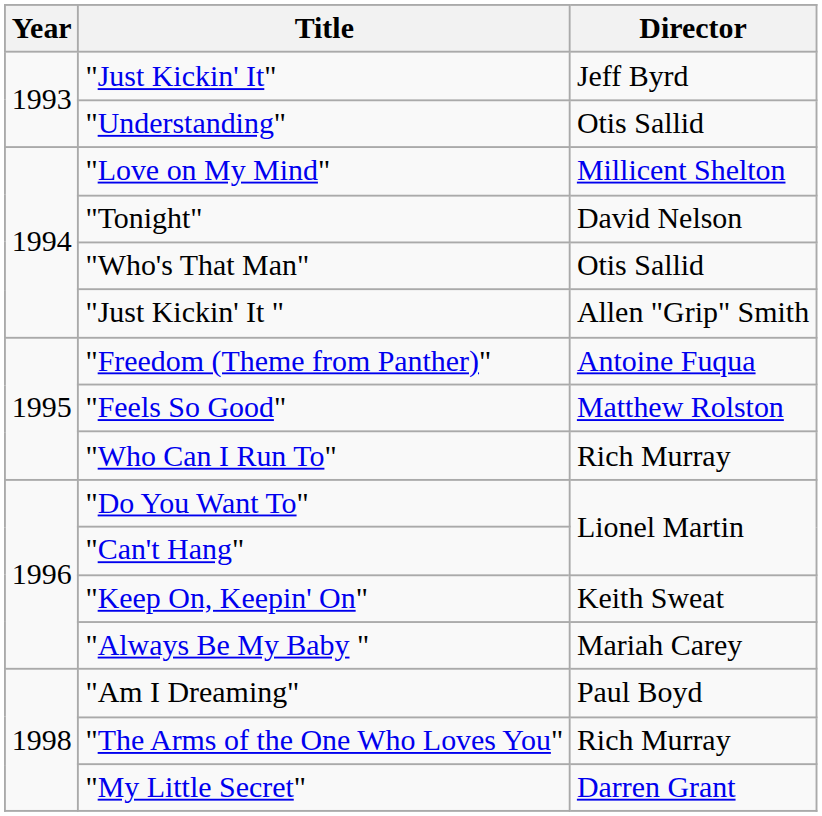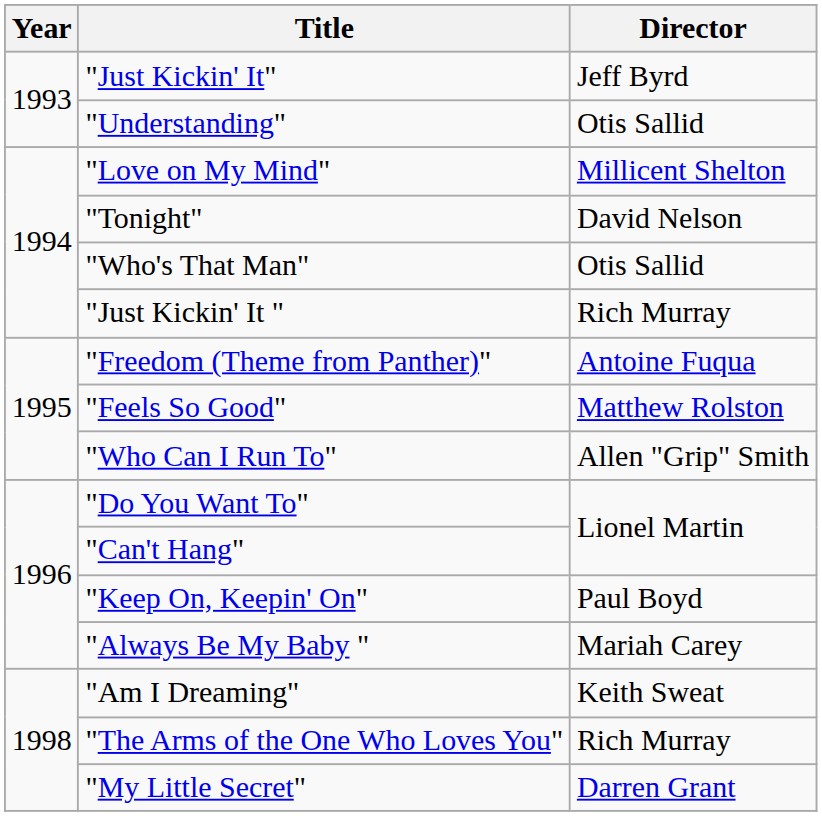(693, 312) Allen "Grip" Smith -> (654, 312) Rich Murray
(654, 455) Rich Murray -> (693, 455) Allen "Grip" Smith
(650, 597) Keith Sweat -> (640, 597) Paul Boyd
(640, 692) Paul Boyd -> (650, 692) Keith Sweat
